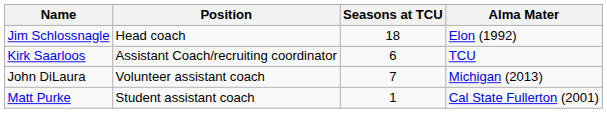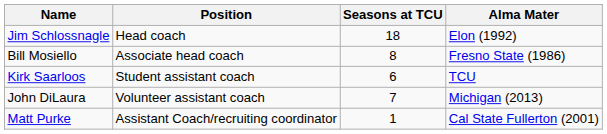+ row: (42, 57)
(226, 57) Assistant Coach/recruiting coordinator -> (185, 77) Student assistant coach
(185, 98) Student assistant coach -> (226, 119) Assistant Coach/recruiting coordinator
